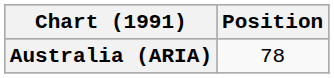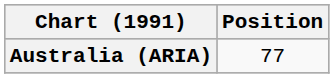(273, 56) 78 -> (273, 56) 77
